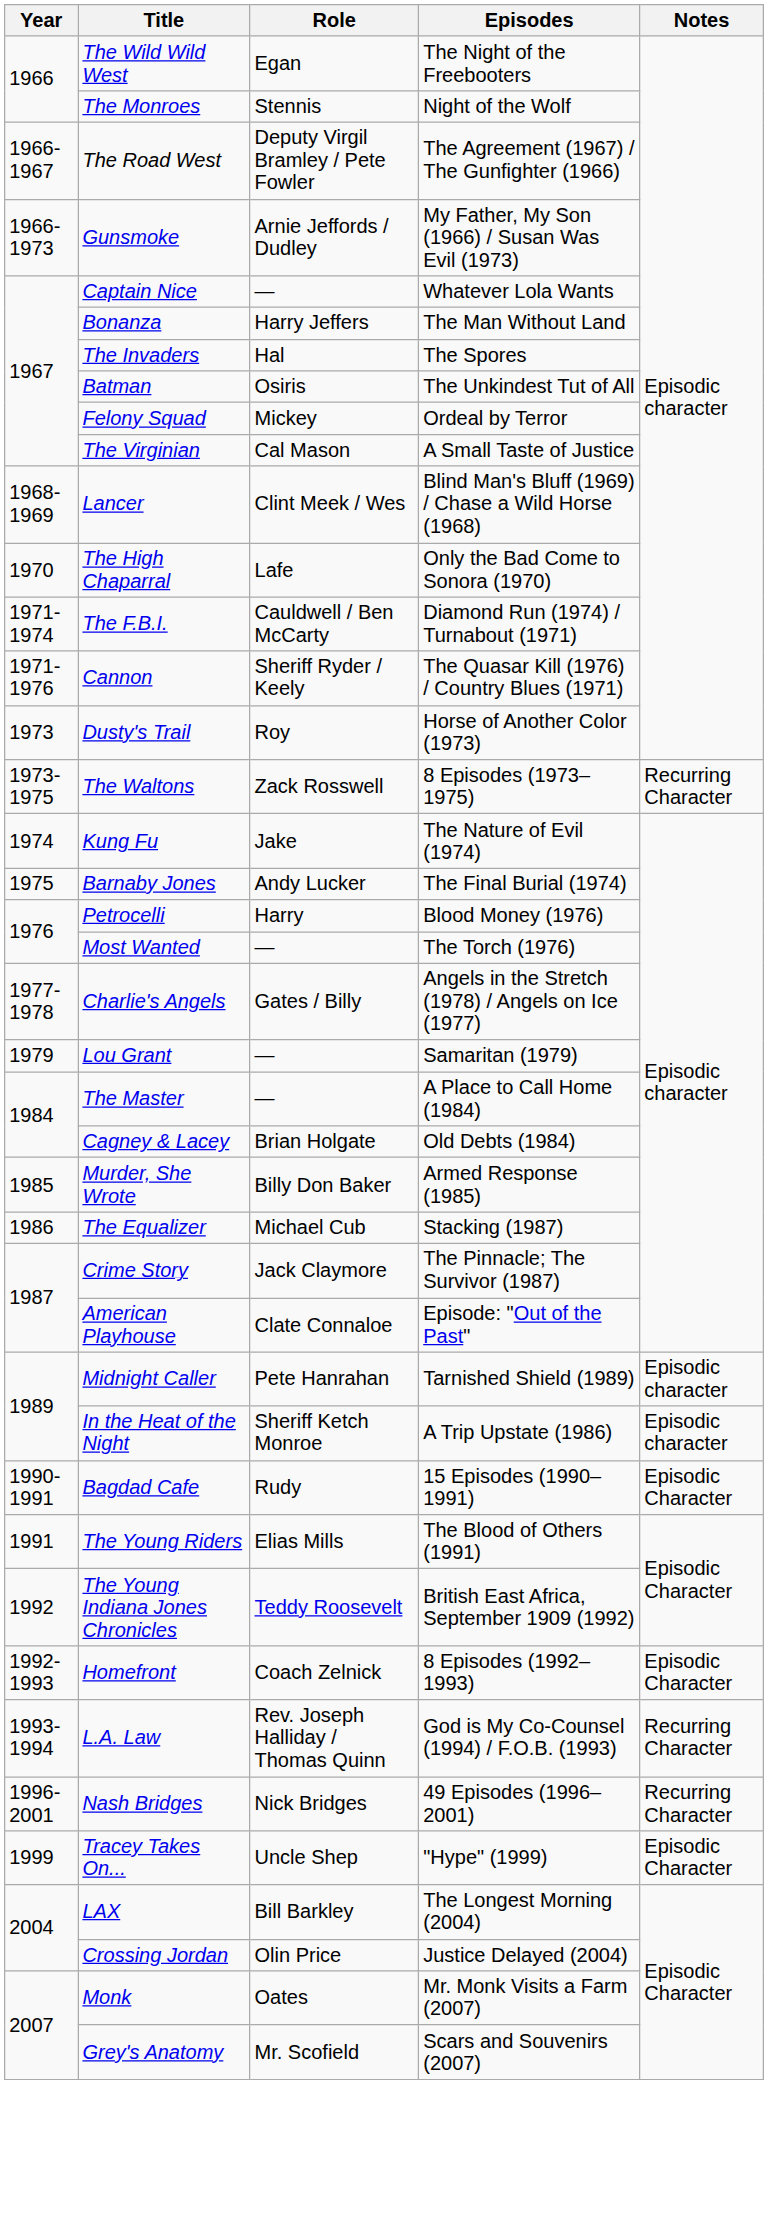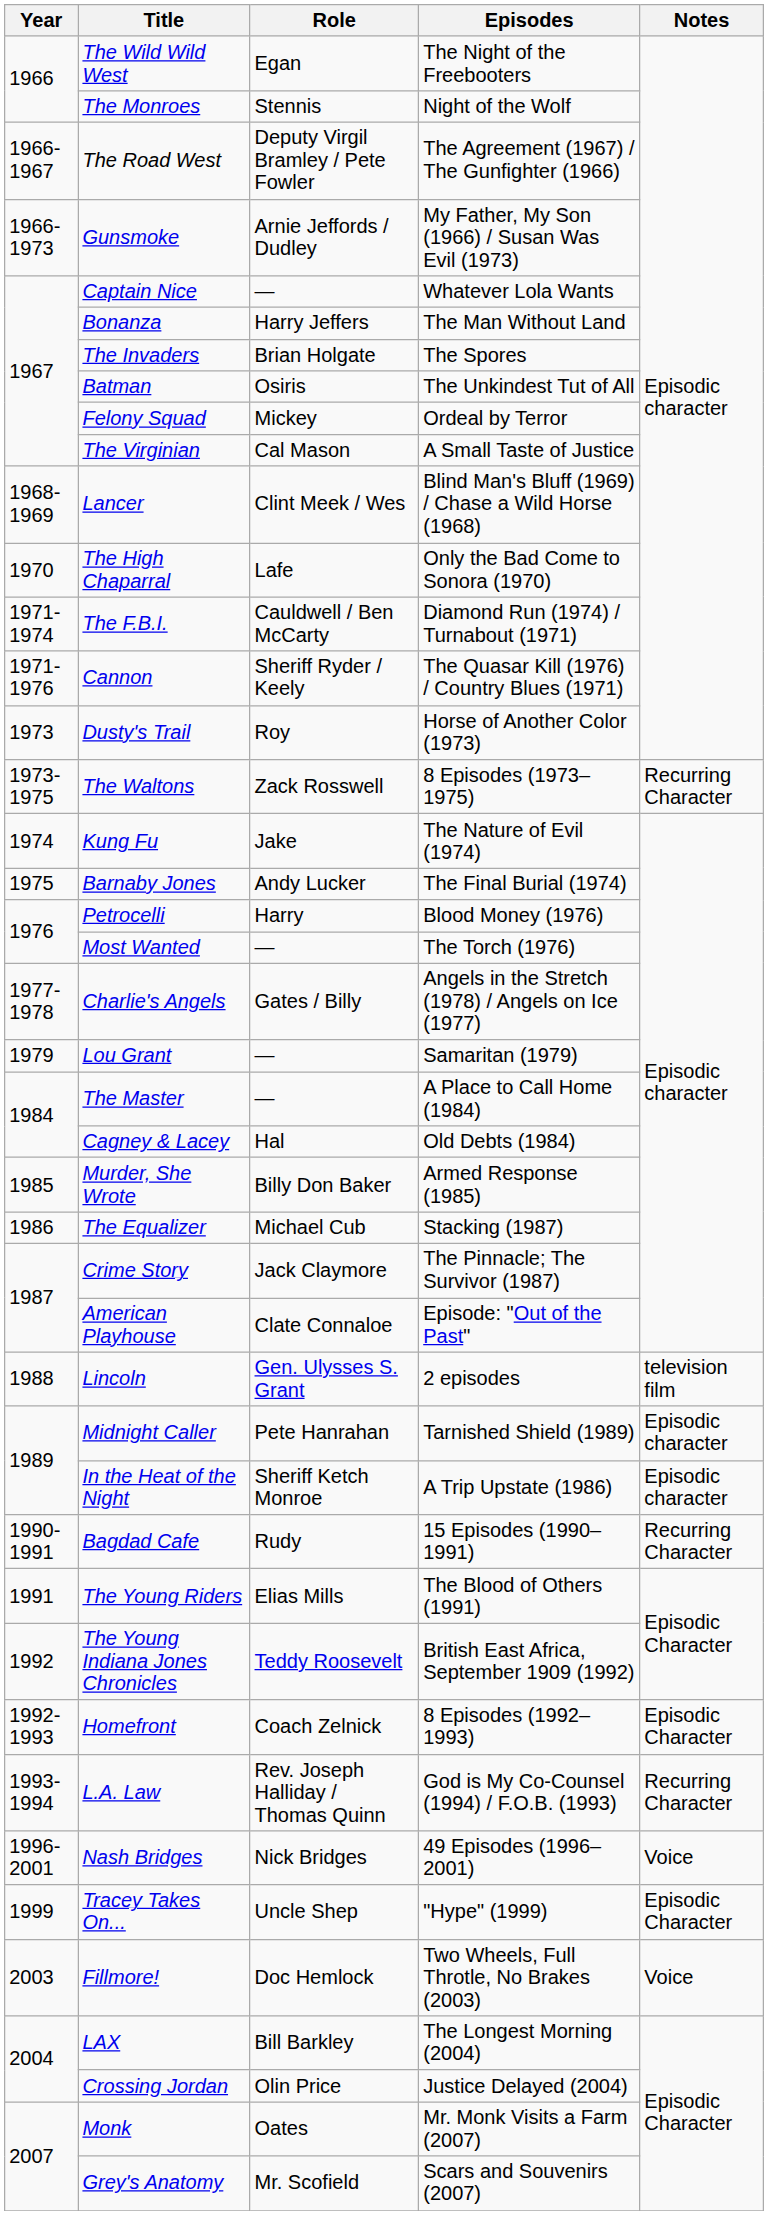(270, 354) Hal -> (315, 354) Brian Holgate
(315, 1141) Brian Holgate -> (270, 1141) Hal
+ row: (114, 1378)
(688, 1487) Episodic Character -> (688, 1541) Recurring Character
(688, 1803) Recurring Character -> (669, 1857) Voice
+ row: (121, 1977)
